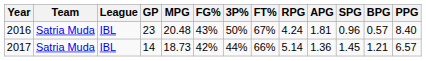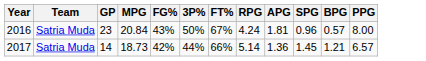- column: (119, 13)
(177, 30) 20.48 -> (134, 30) 20.84
(406, 30) 8.40 -> (363, 30) 8.00
